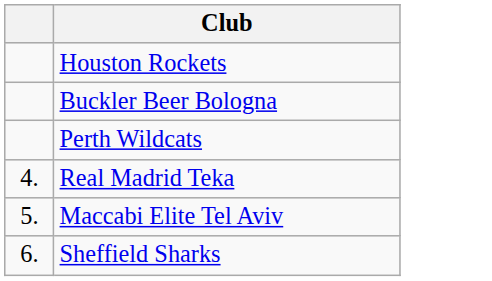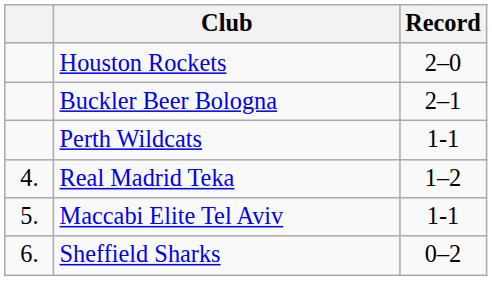+ column: (443, 23)
